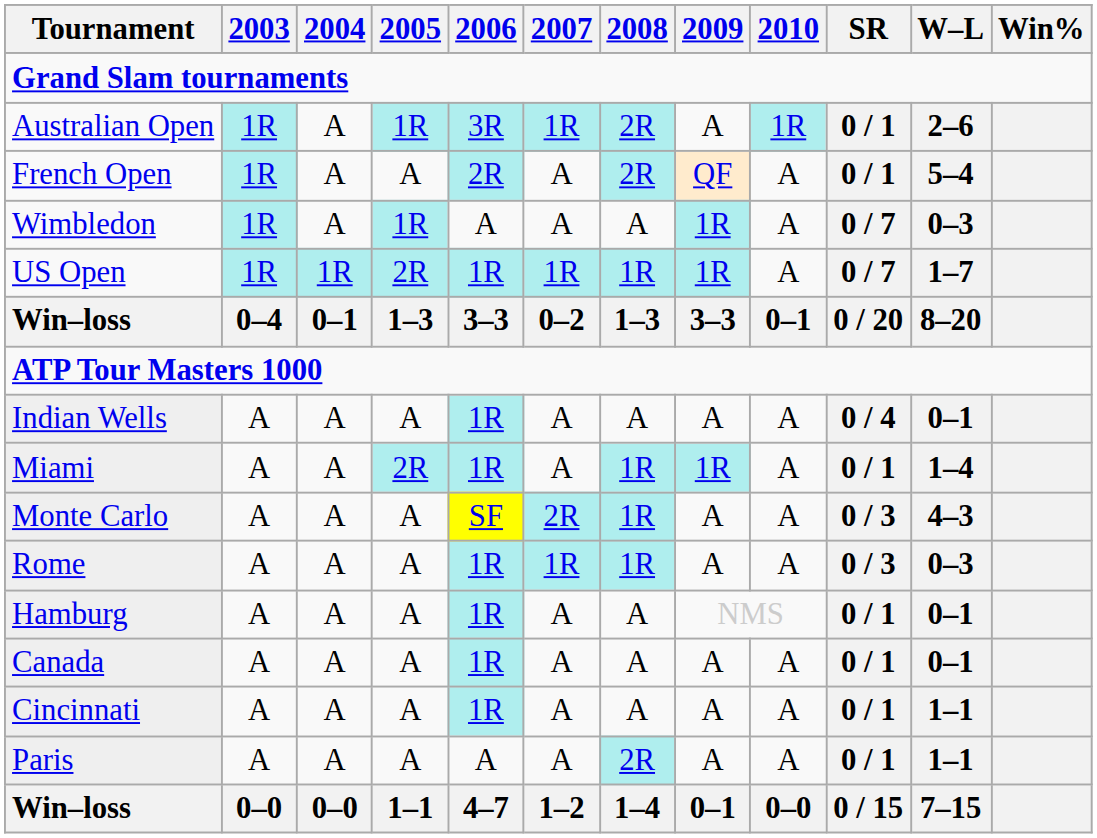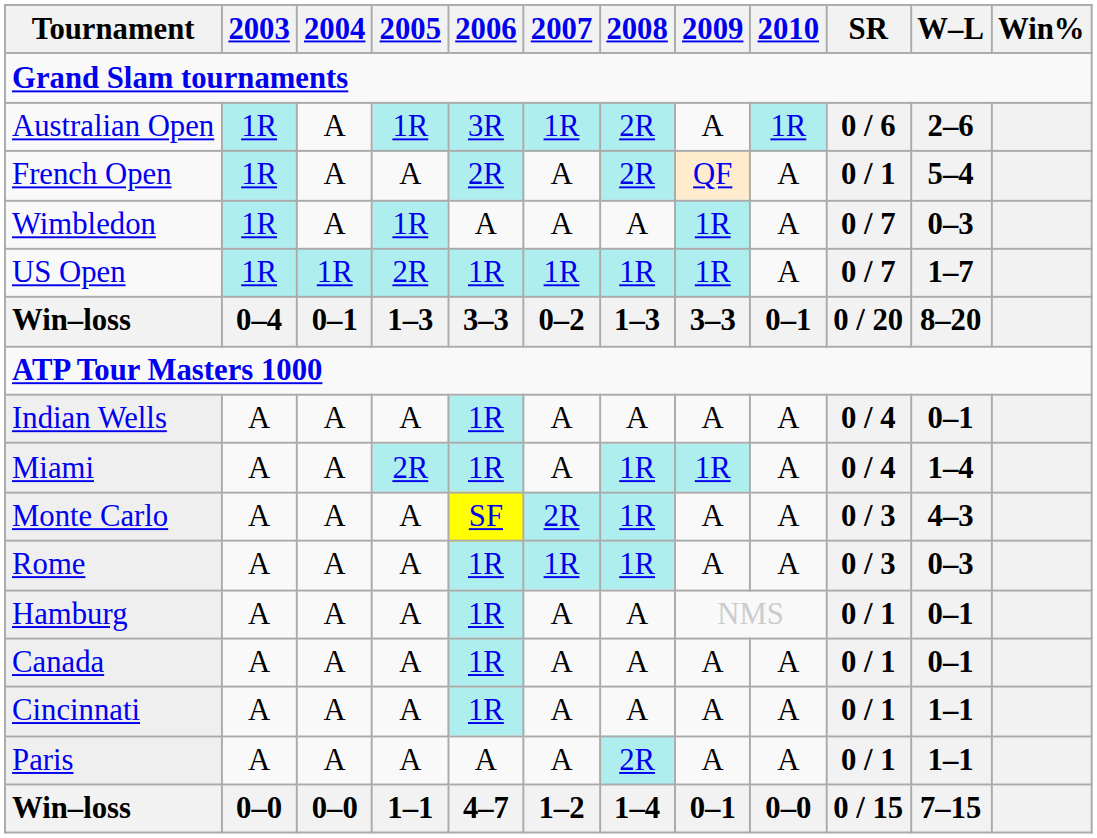(868, 126) 0 / 1 -> (868, 126) 0 / 6
(868, 467) 0 / 1 -> (868, 467) 0 / 4
